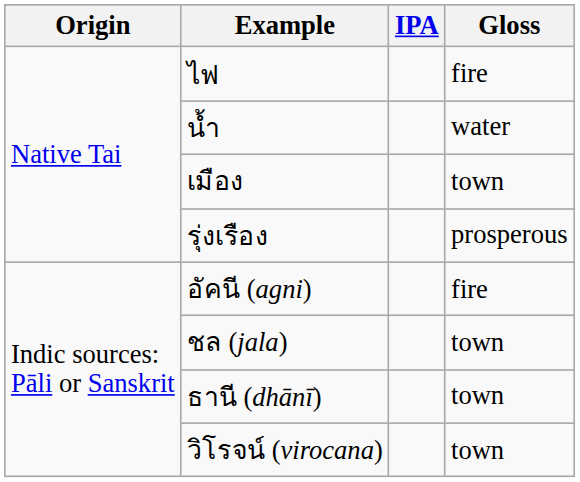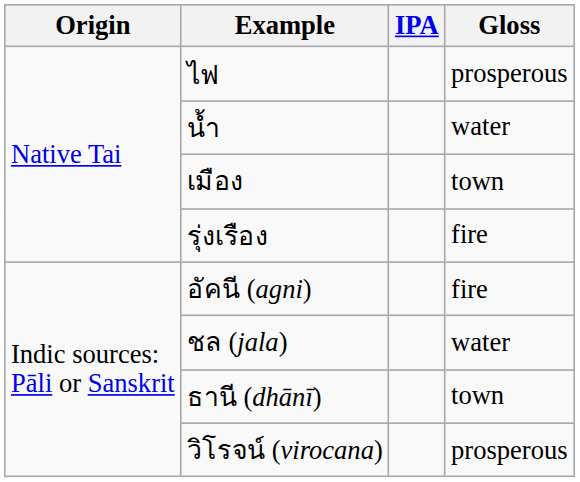(469, 73) fire -> (509, 73) prosperous
(509, 234) prosperous -> (469, 234) fire
(478, 342) town -> (481, 342) water
(478, 449) town -> (509, 449) prosperous
